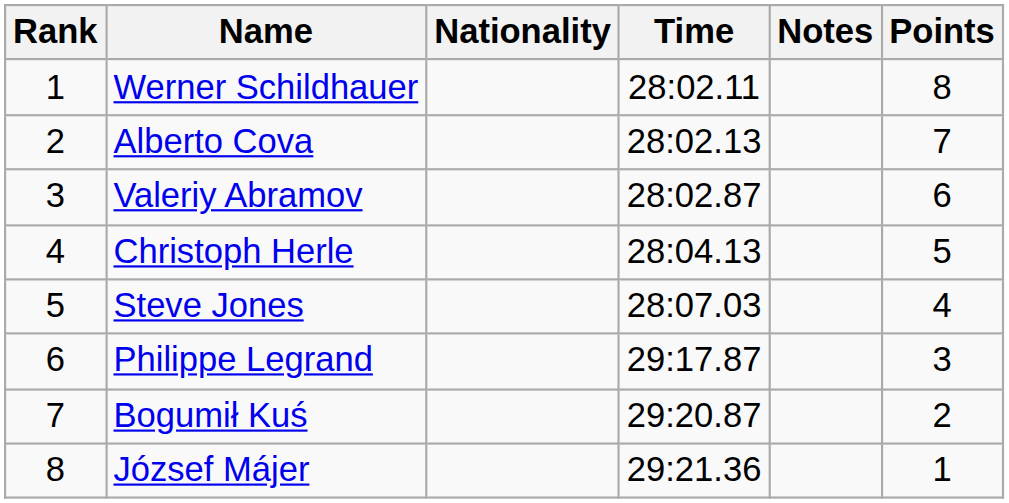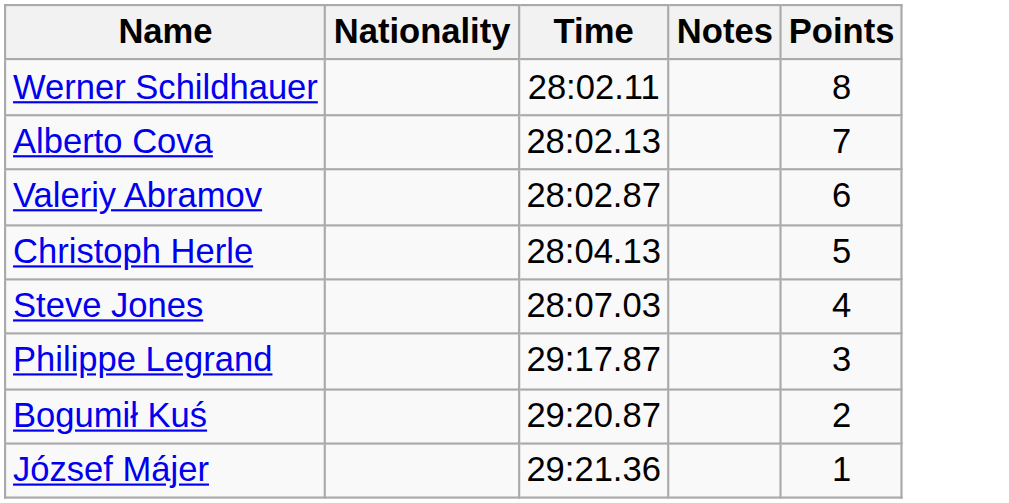- column: (55, 31)
